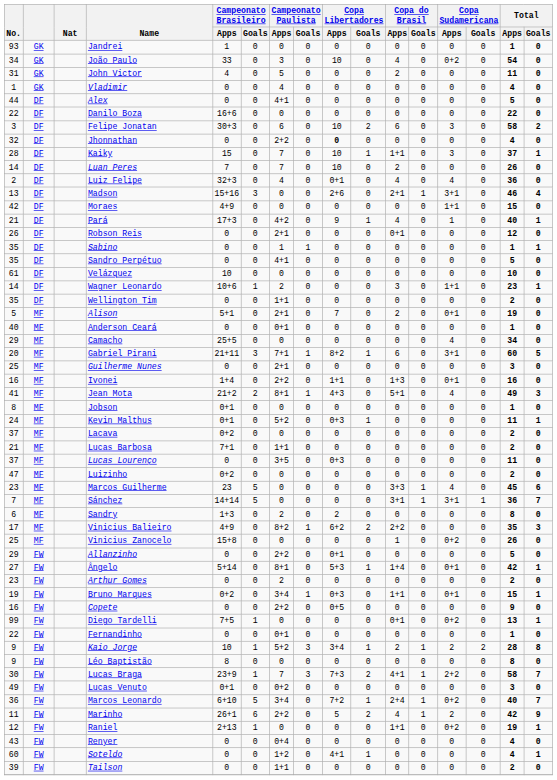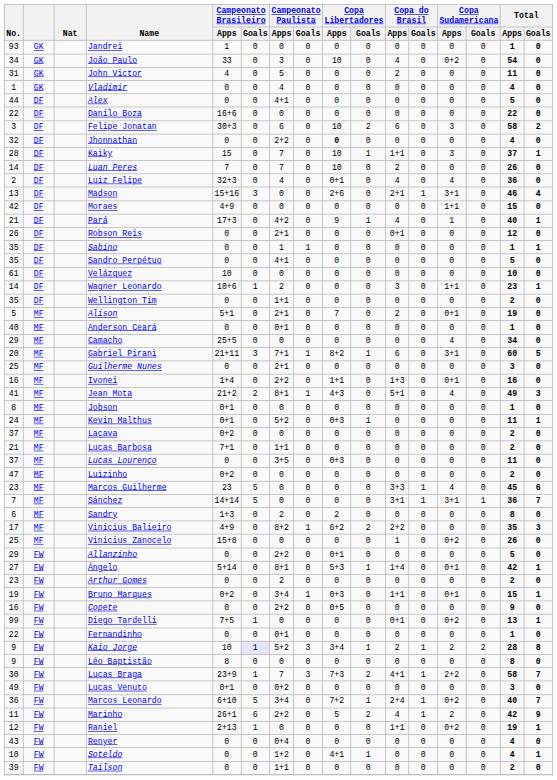(255, 648) no background -> (255, 648) lavender background
(14, 755) 60 -> (14, 755) 10
